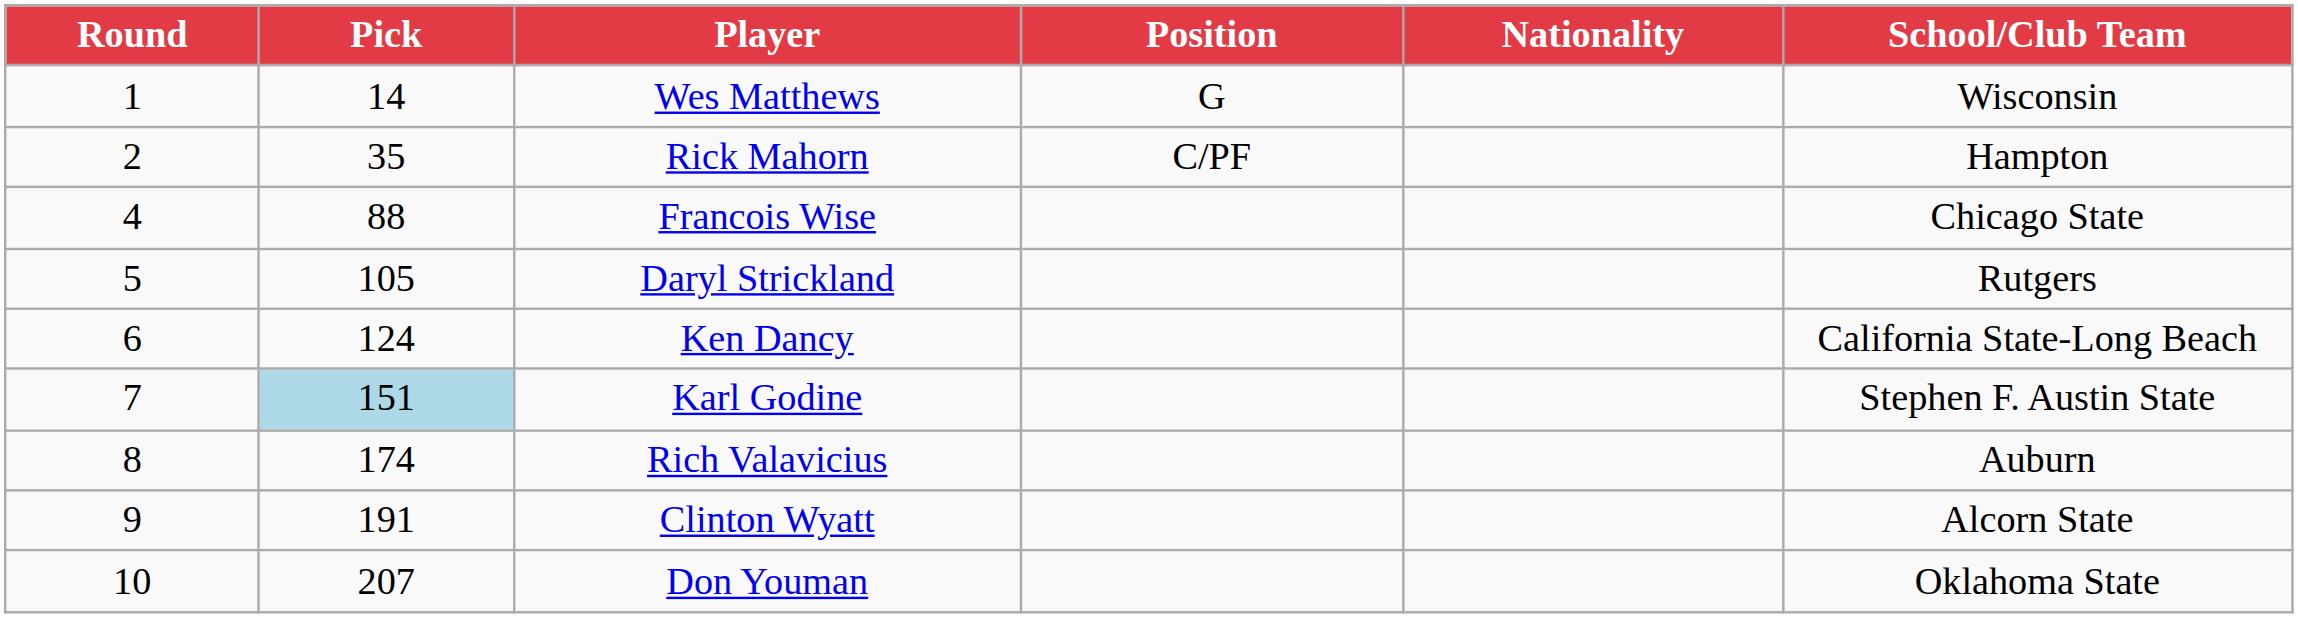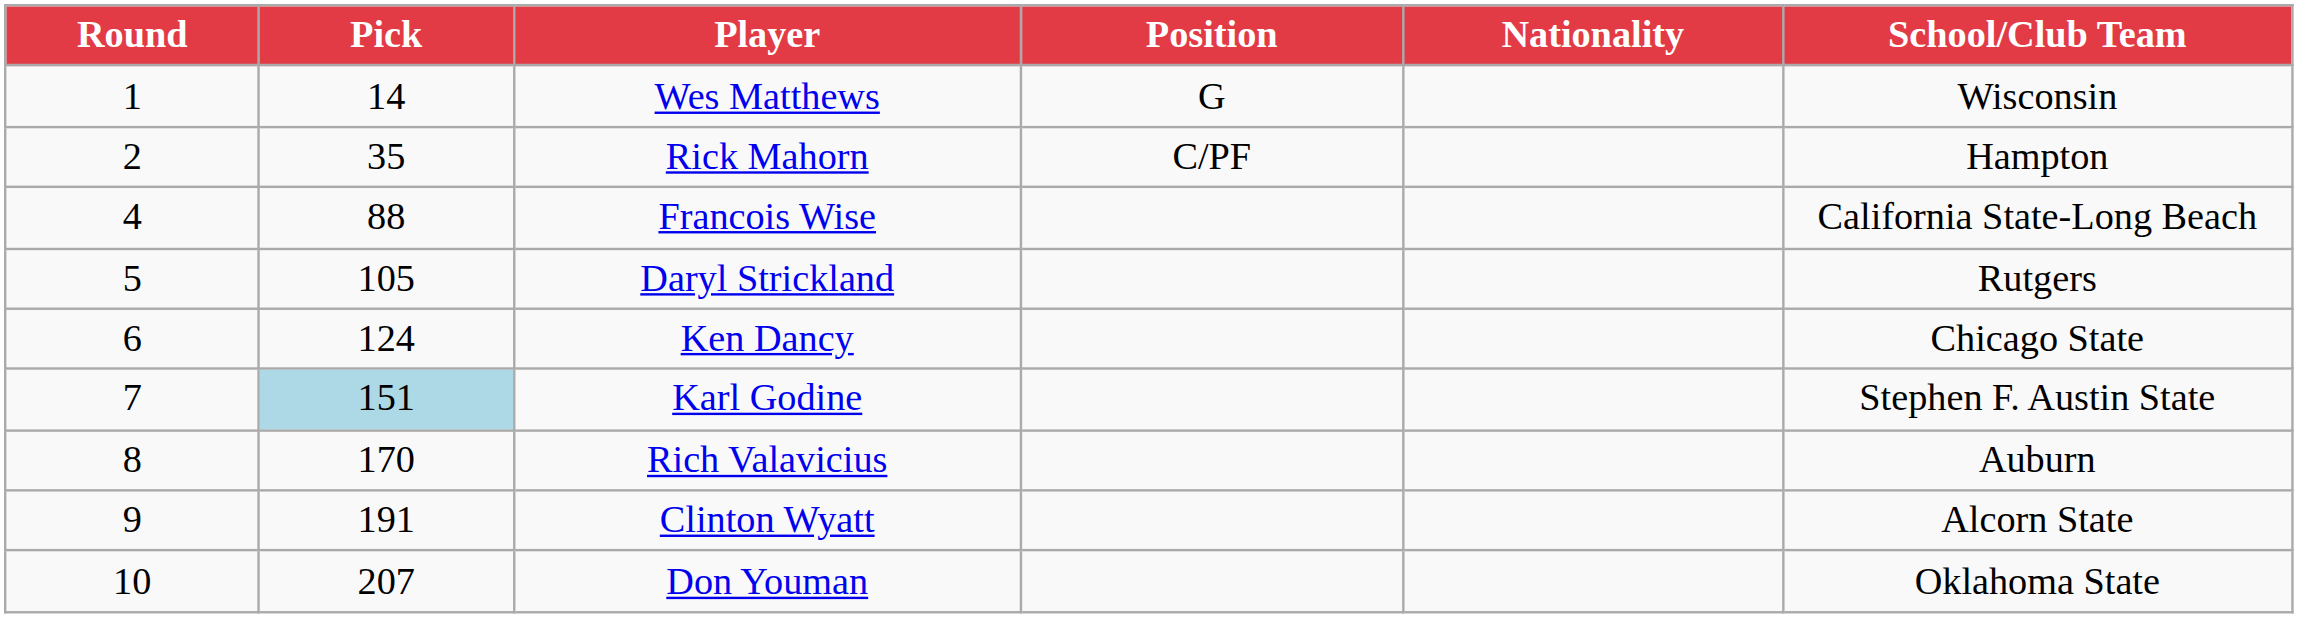(2037, 216) Chicago State -> (2037, 216) California State-Long Beach
(2037, 338) California State-Long Beach -> (2037, 338) Chicago State
(386, 459) 174 -> (386, 459) 170
